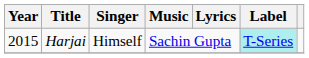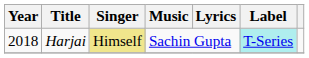(23, 40) 2015 -> (23, 40) 2018
(117, 40) no background -> (117, 40) khaki background
